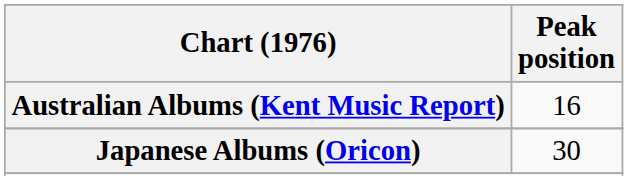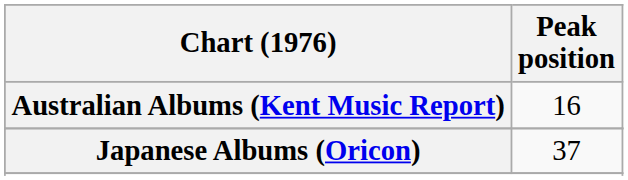(567, 150) 30 -> (567, 150) 37
